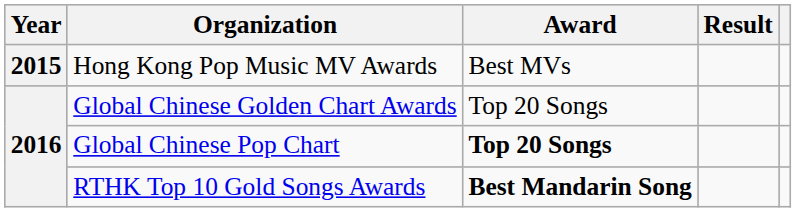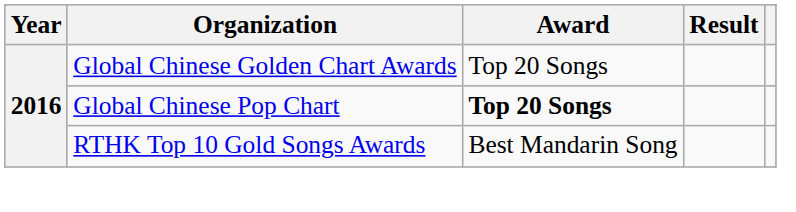- row: (255, 65)
(580, 186) bold -> (573, 145) normal
